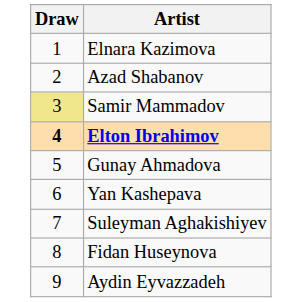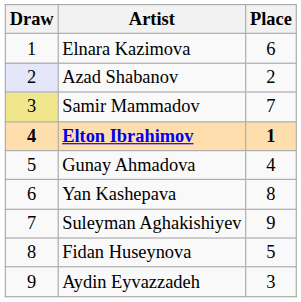+ column: (271, 19)
(57, 77) no background -> (32, 77) lavender background
